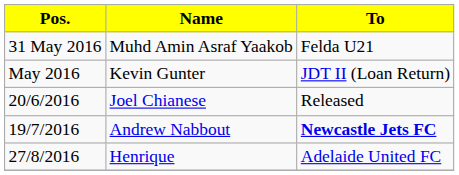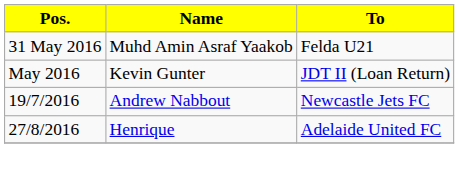- row: (158, 101)
(369, 128) bold -> (365, 101) normal
